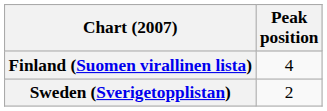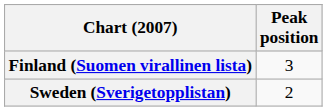(289, 65) 4 -> (289, 65) 3
